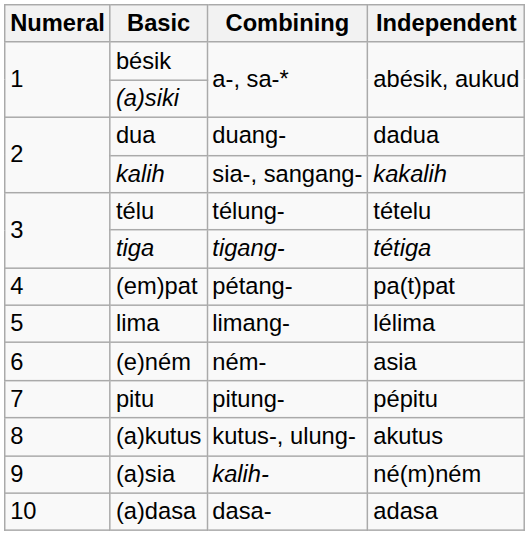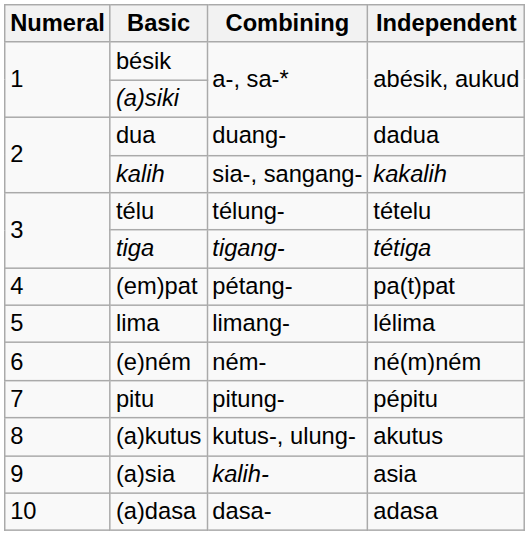(395, 361) asia -> (427, 361) né(m)ném
(427, 473) né(m)ném -> (395, 473) asia
